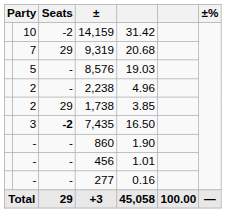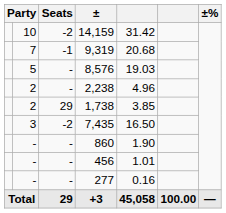(66, 50) 29 -> (68, 50) -1
(68, 124) bold -> (68, 124) normal
